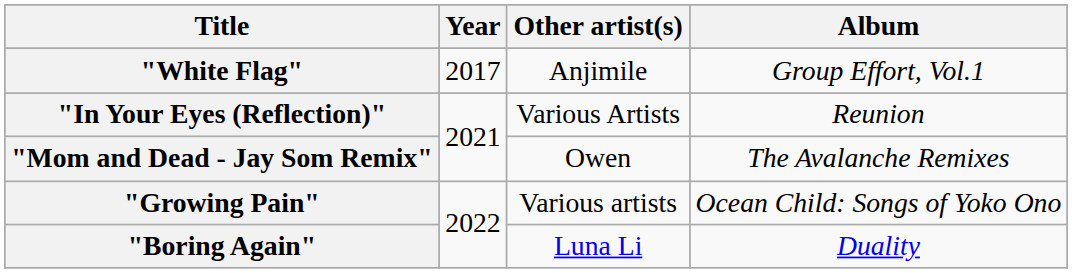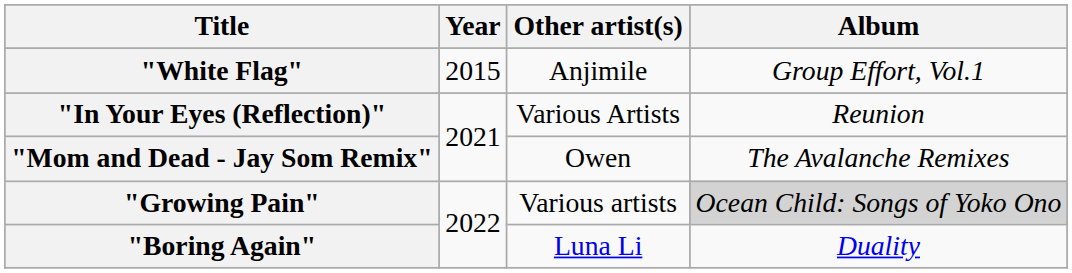(473, 70) 2017 -> (473, 70) 2015
(878, 202) no background -> (878, 202) lightgrey background
